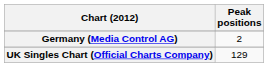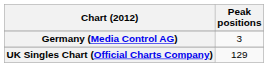(239, 39) 2 -> (239, 39) 3
